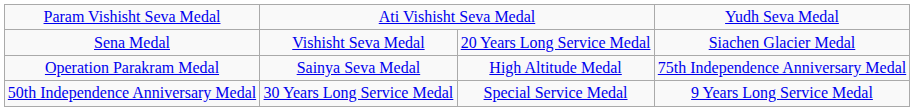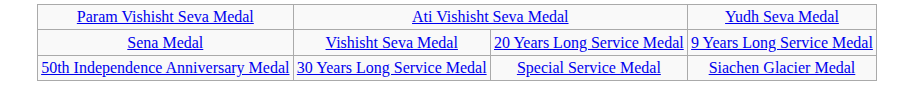(782, 42) Siachen Glacier Medal -> (782, 42) 9 Years Long Service Medal
- row: (132, 67)
(782, 93) 9 Years Long Service Medal -> (782, 67) Siachen Glacier Medal
